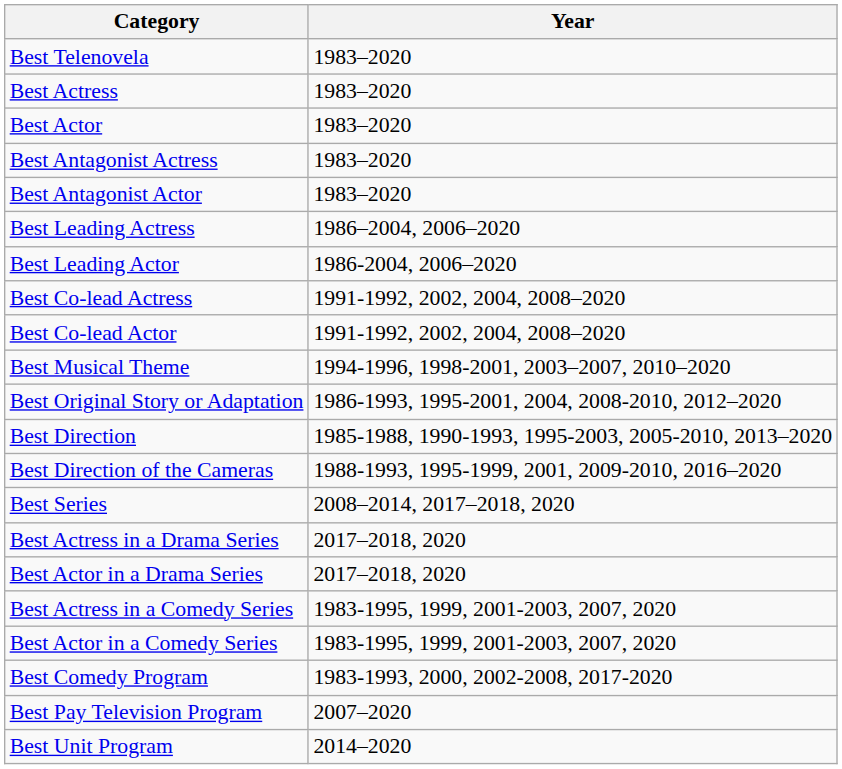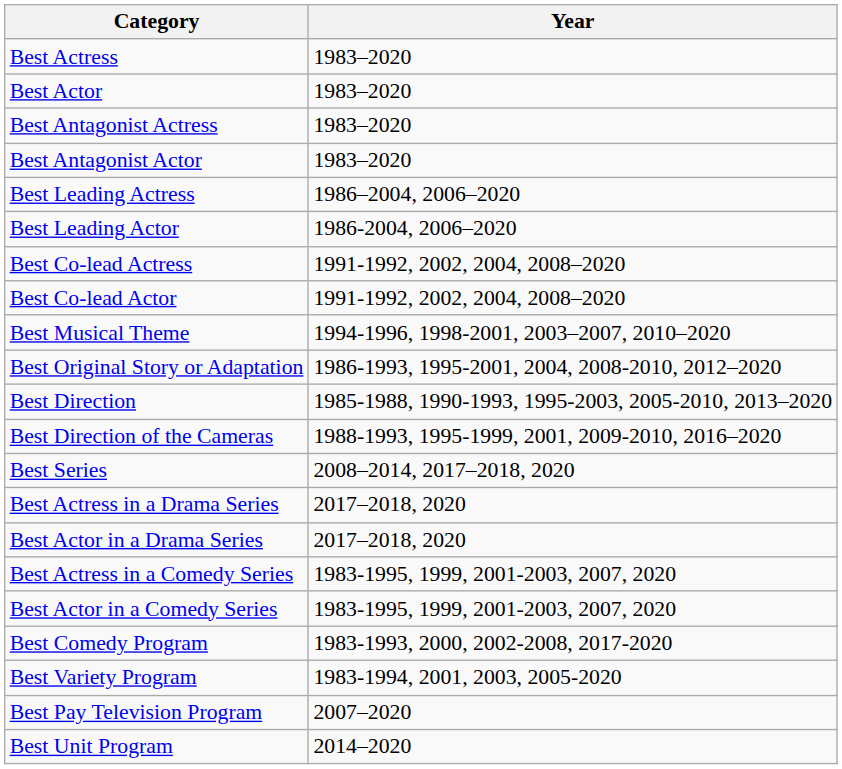- row: (79, 56)
+ row: (103, 677)
